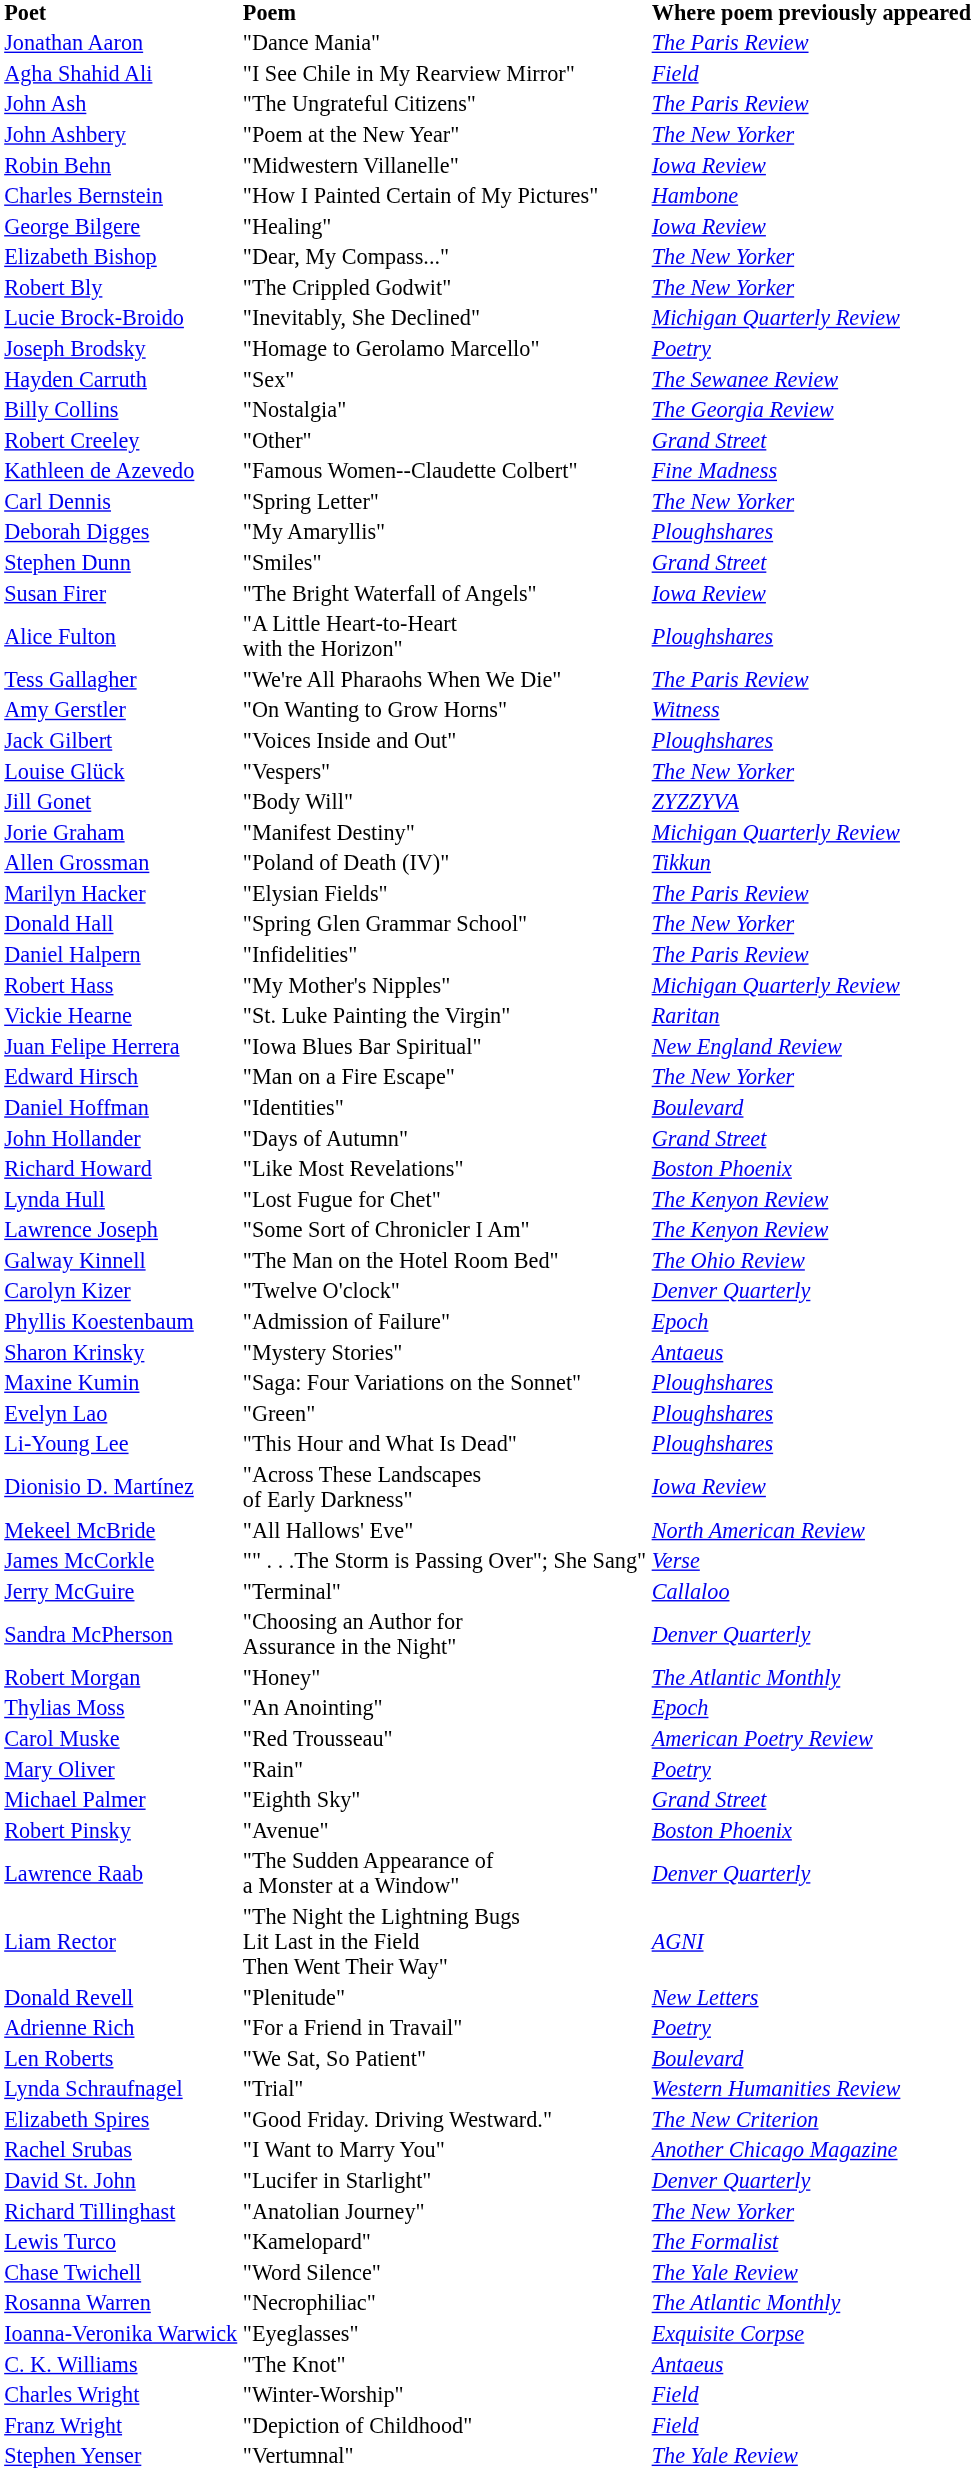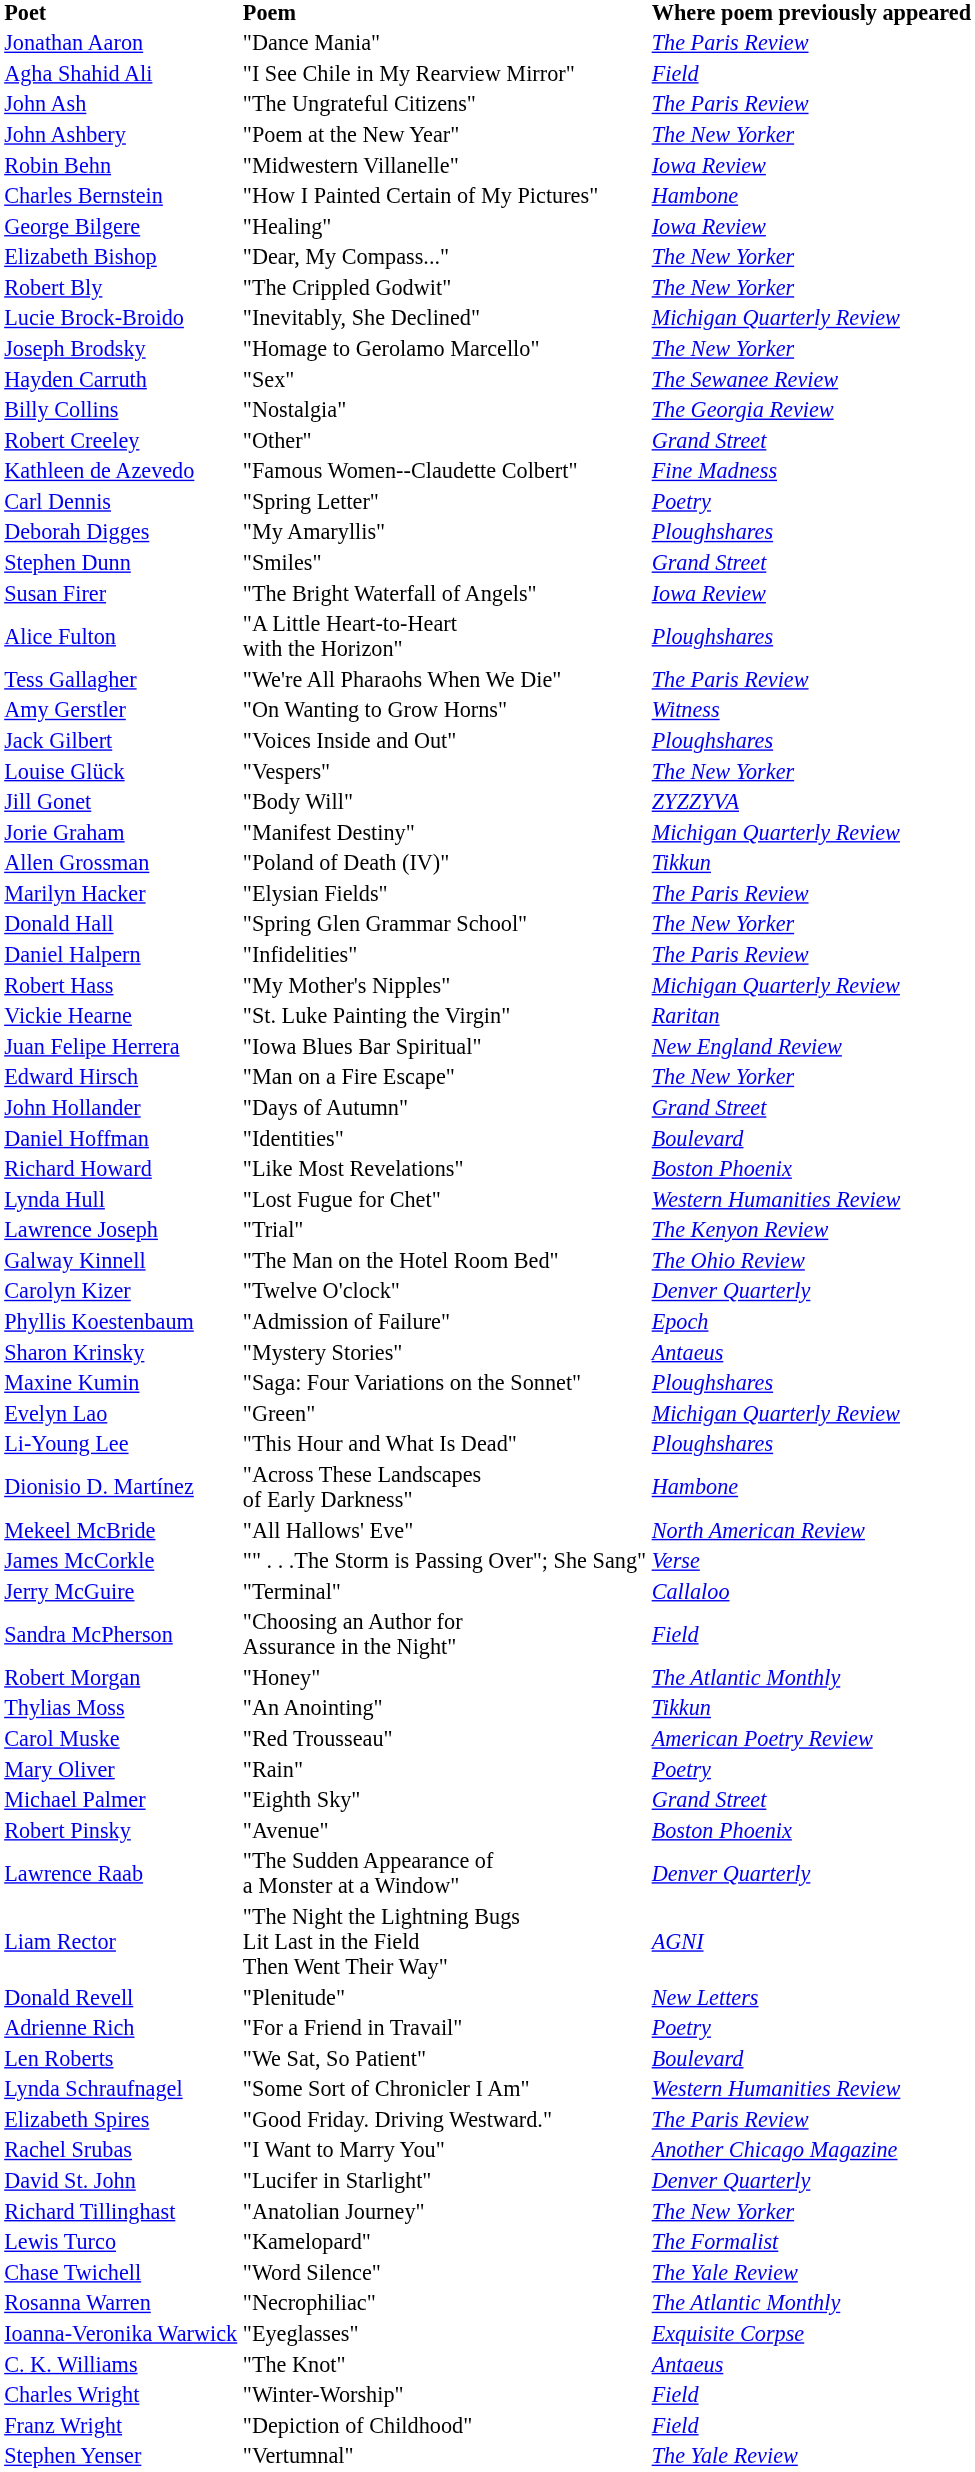(681, 348) Poetry -> (723, 348) The New Yorker
(723, 501) The New Yorker -> (681, 501) Poetry
rows swapped: (77, 1107) <-> (72, 1138)
(740, 1199) The Kenyon Review -> (776, 1199) Western Humanities Review
(386, 1230) "Some Sort of Chronicler I Am" -> (273, 1230) "Trial"
(712, 1413) Ploughshares -> (776, 1413) Michigan Quarterly Review
(709, 1487) Iowa Review -> (695, 1487) Hambone
(731, 1634) Denver Quarterly -> (675, 1634) Field
(680, 1708) Epoch -> (681, 1708) Tikkun
(273, 2089) "Trial" -> (386, 2089) "Some Sort of Chronicler I Am"
(735, 2119) The New Criterion -> (730, 2119) The Paris Review
